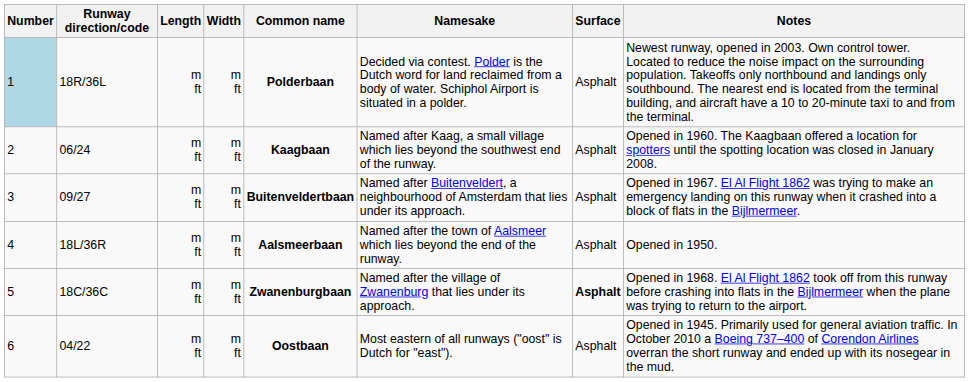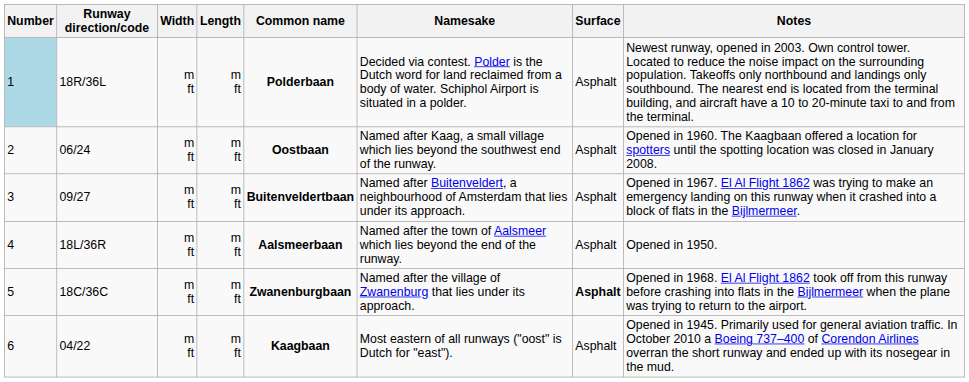columns swapped: (181, 21) <-> (224, 21)
(300, 150) Kaagbaan -> (300, 150) Oostbaan
(300, 346) Oostbaan -> (300, 346) Kaagbaan
